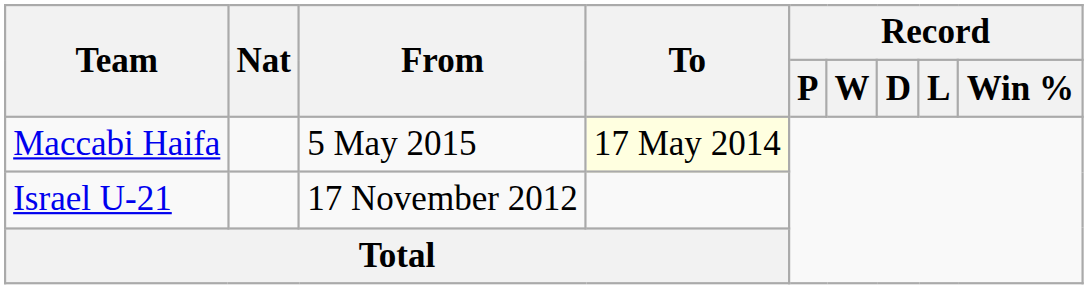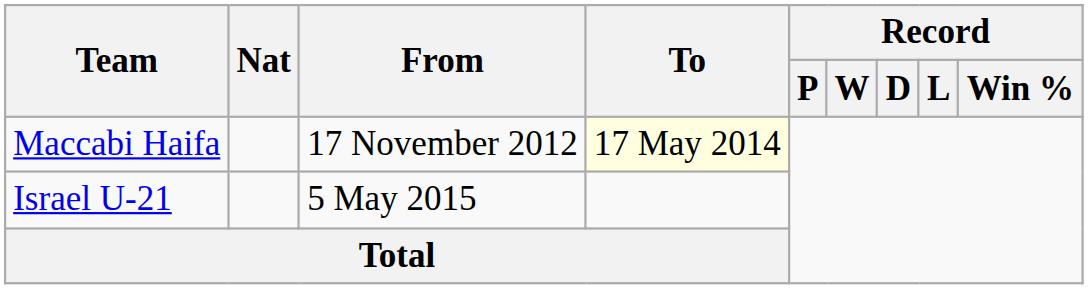(392, 143) 5 May 2015 -> (442, 143) 17 November 2012
(442, 198) 17 November 2012 -> (392, 198) 5 May 2015
